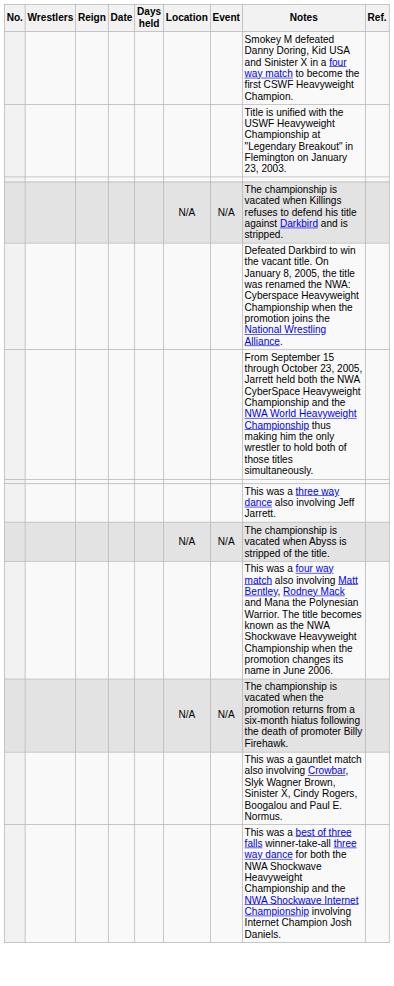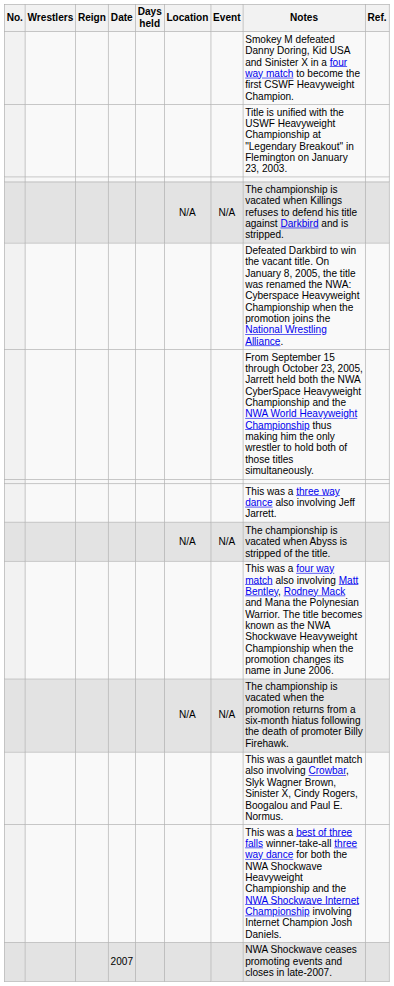+ row: (15, 962)
